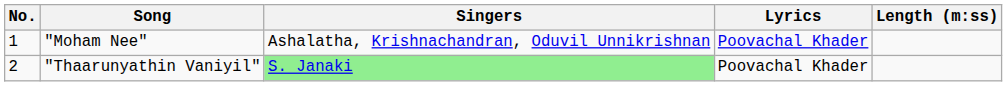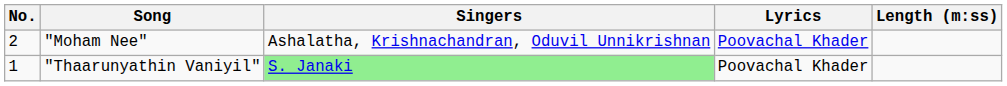(13, 43) 1 -> (13, 43) 2
(13, 68) 2 -> (13, 68) 1
